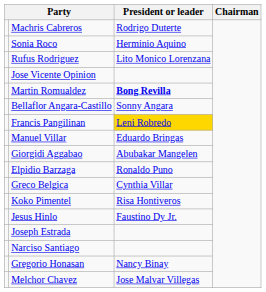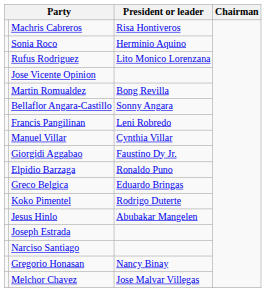(149, 28) Rodrigo Duterte -> (148, 28) Risa Hontiveros
(143, 91) bold -> (143, 91) normal
(144, 122) gold background -> (144, 122) no background
(150, 138) Eduardo Bringas -> (144, 138) Cynthia Villar
(157, 153) Abubakar Mangelen -> (146, 153) Faustino Dy Jr.
(144, 185) Cynthia Villar -> (150, 185) Eduardo Bringas
(148, 201) Risa Hontiveros -> (149, 201) Rodrigo Duterte
(146, 216) Faustino Dy Jr. -> (157, 216) Abubakar Mangelen
